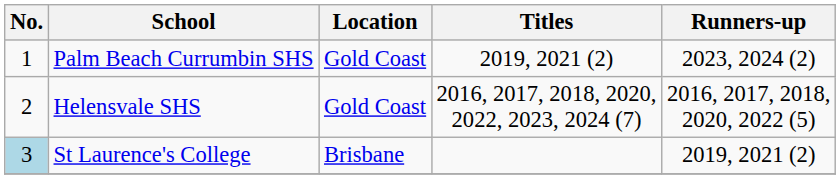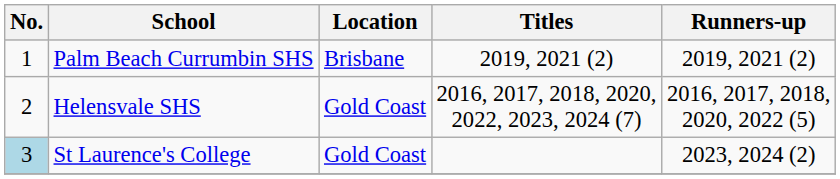(375, 58) Gold Coast -> (364, 58) Brisbane
(749, 58) 2023, 2024 (2) -> (749, 58) 2019, 2021 (2)
(364, 155) Brisbane -> (375, 155) Gold Coast
(749, 155) 2019, 2021 (2) -> (749, 155) 2023, 2024 (2)
